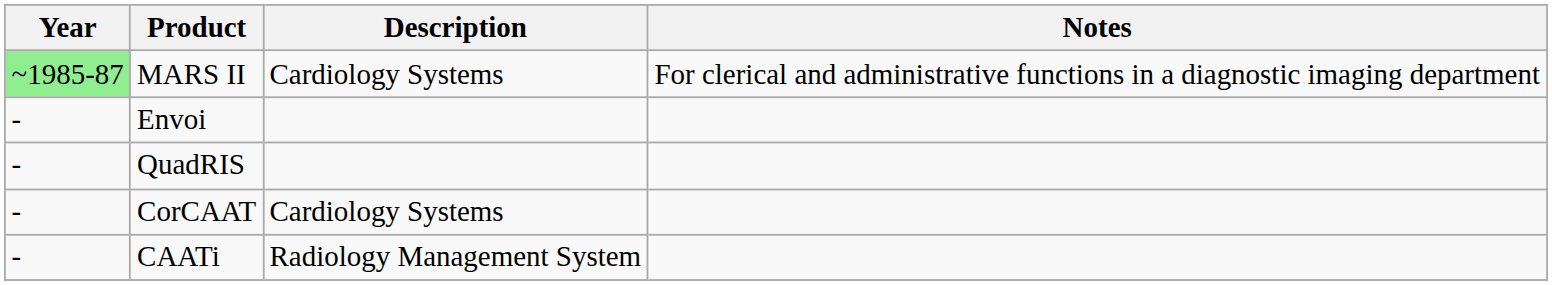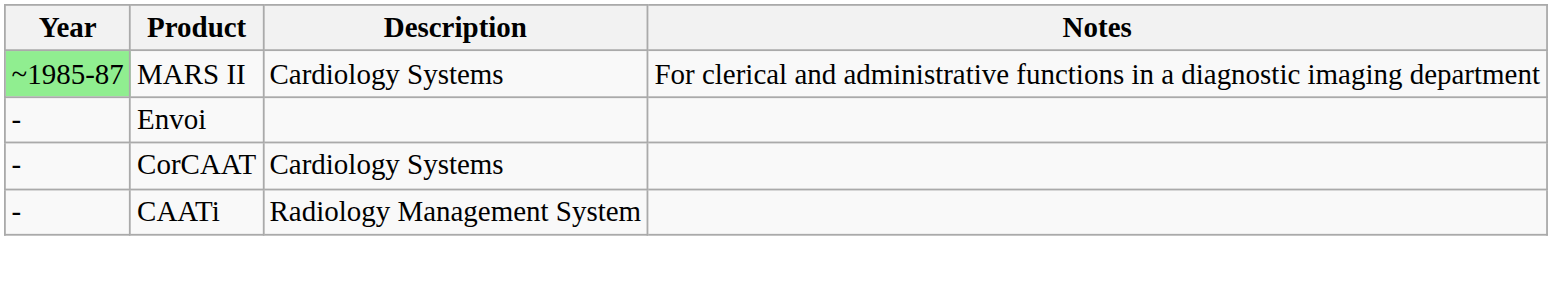- row: (191, 165)
